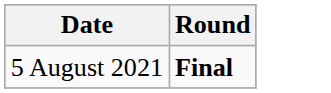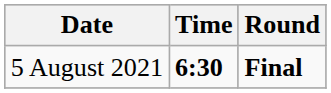+ column: (204, 25)
